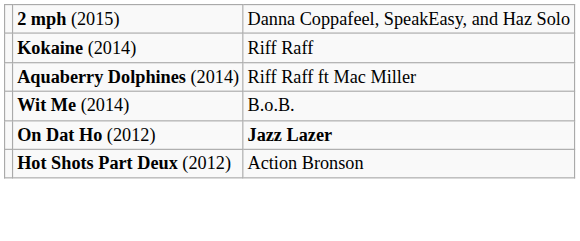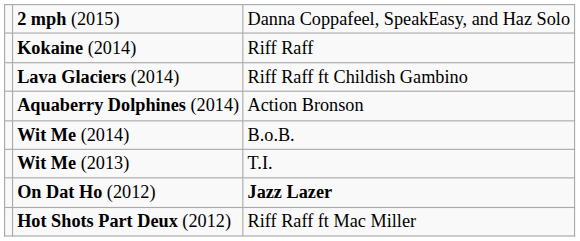+ row: (98, 76)
(332, 76) Riff Raff ft Mac Miller -> (306, 105) Action Bronson
+ row: (73, 163)
(306, 163) Action Bronson -> (332, 221) Riff Raff ft Mac Miller
